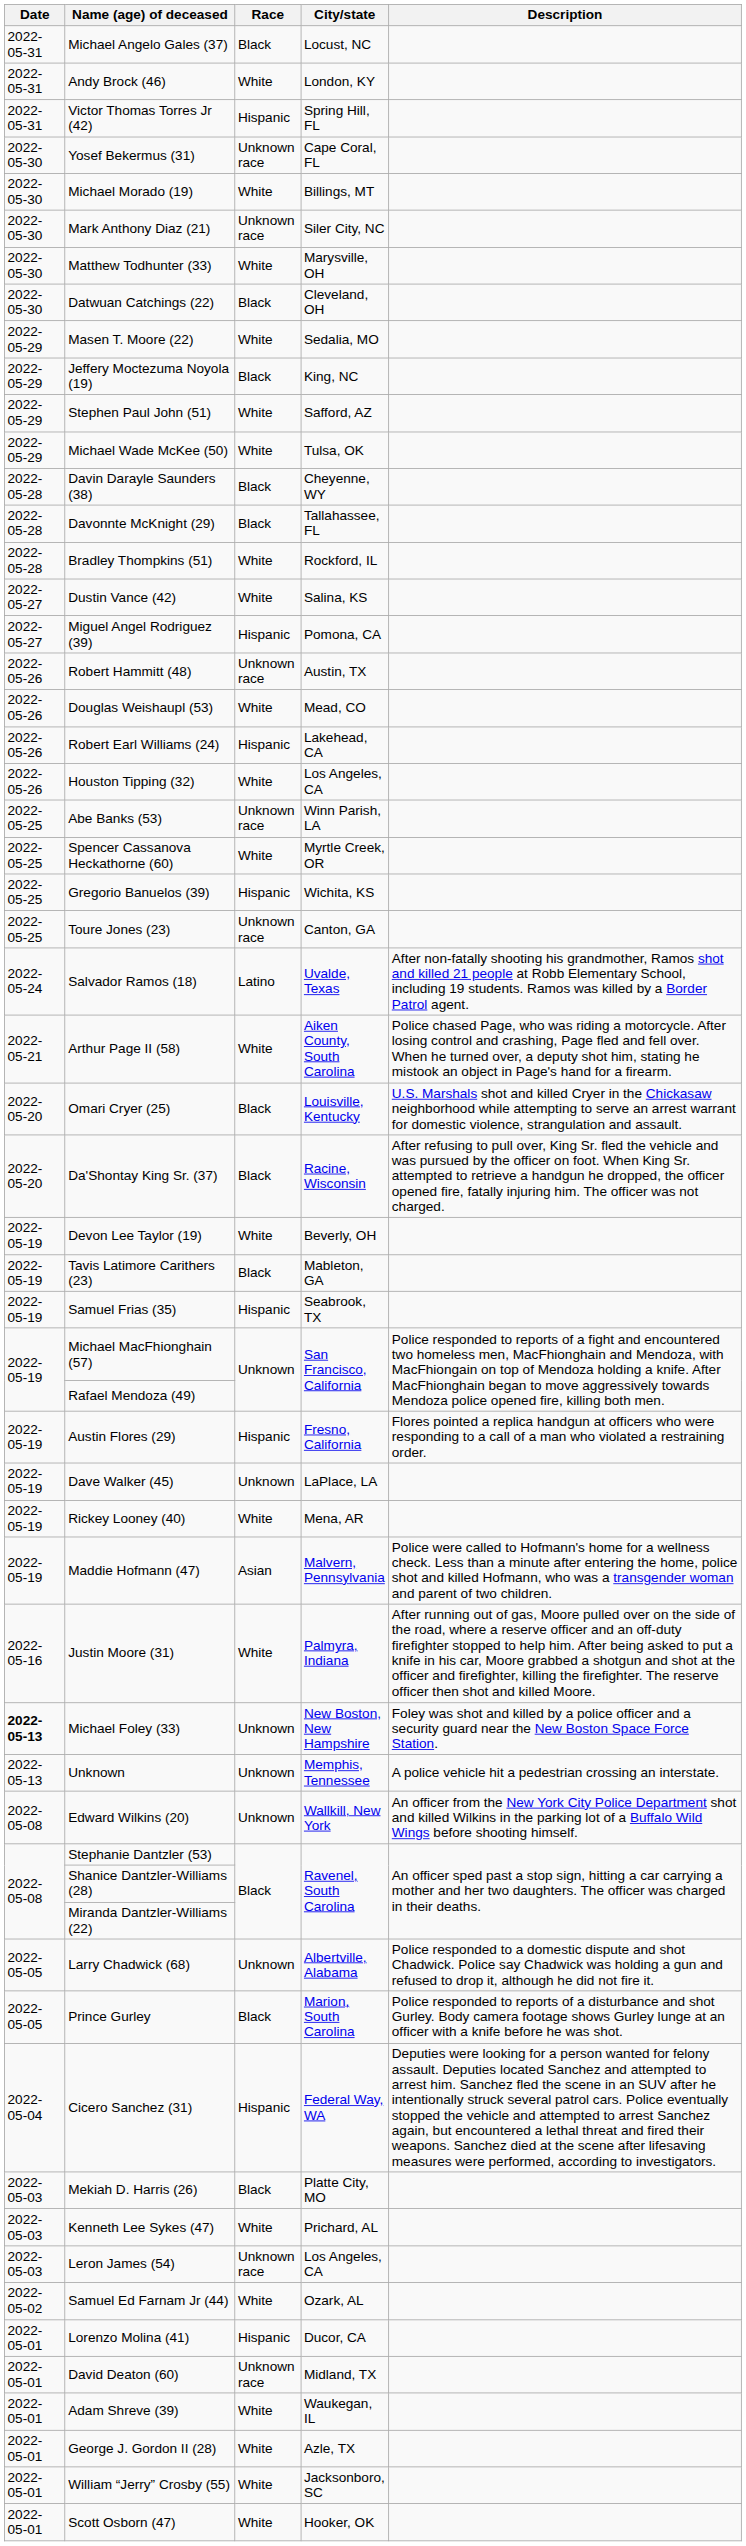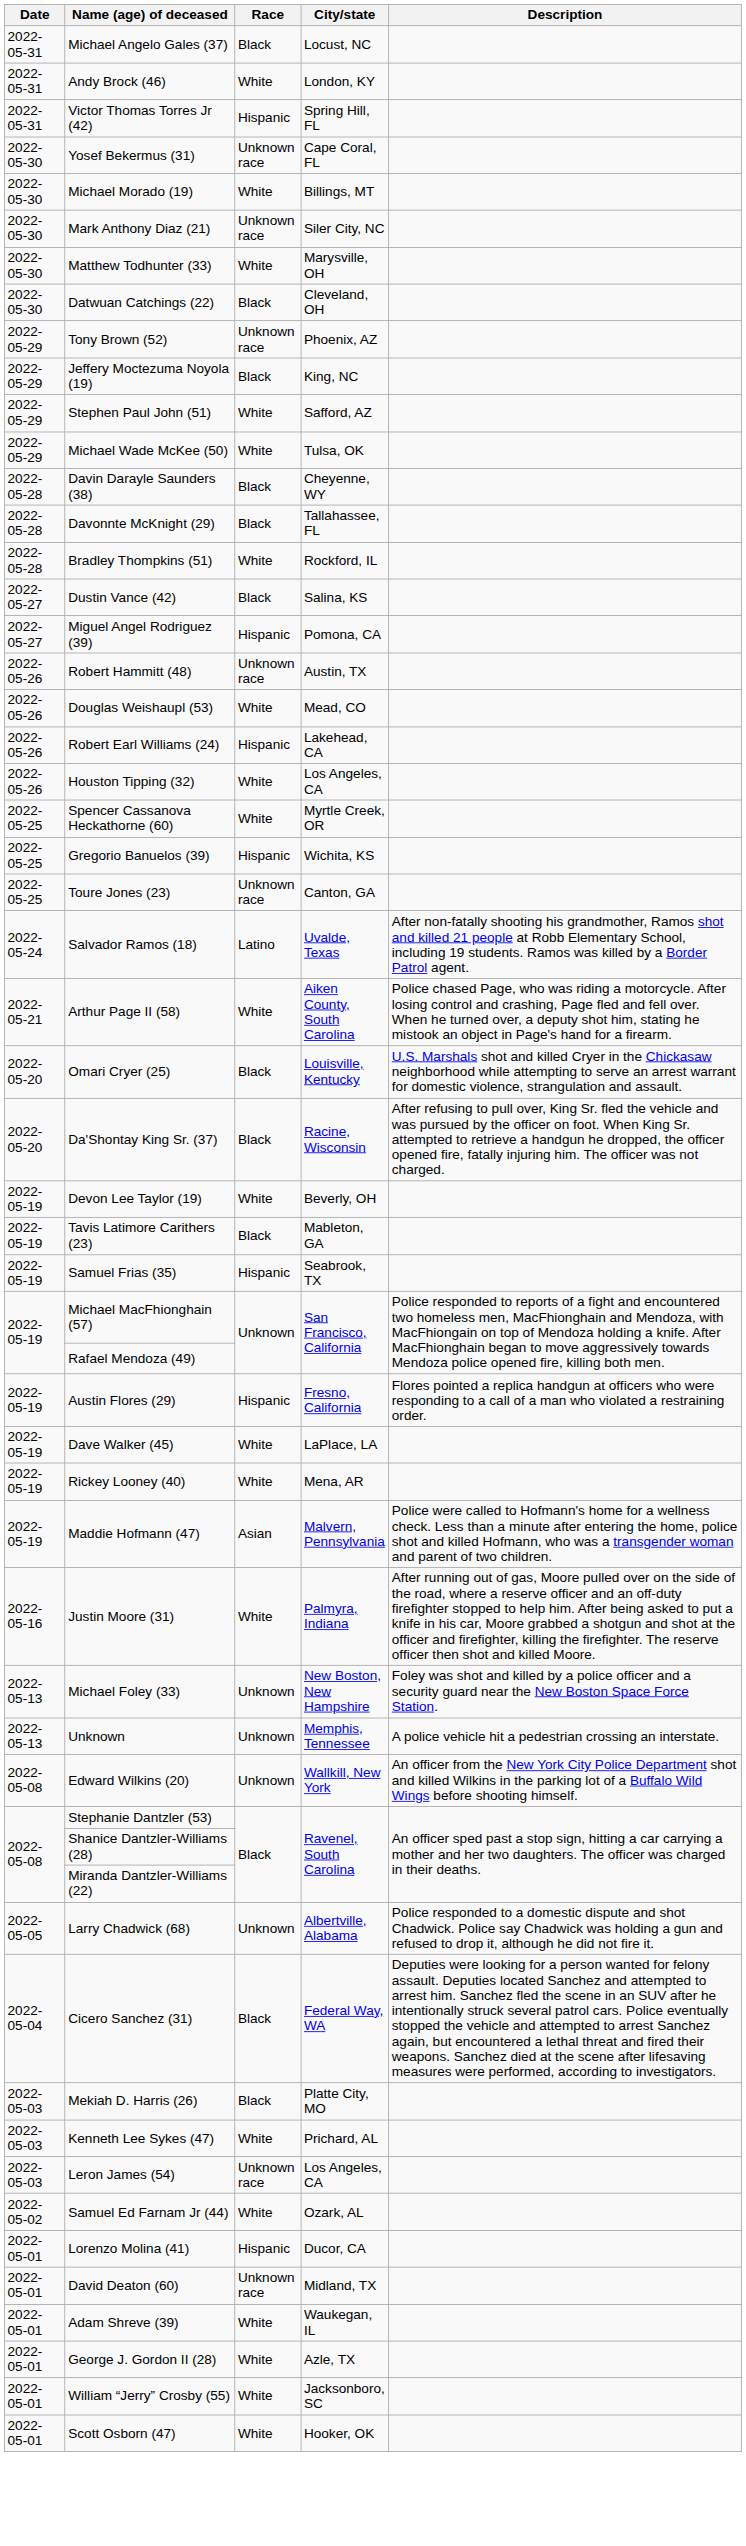- row: (131, 339)
+ row: (118, 339)
(255, 597) White -> (255, 597) Black
- row: (115, 818)
(266, 1481) Unknown -> (255, 1444) White
(25, 1728) bold -> (25, 1691) normal
- row: (109, 2017)
(264, 2107) Hispanic -> (255, 2018) Black
